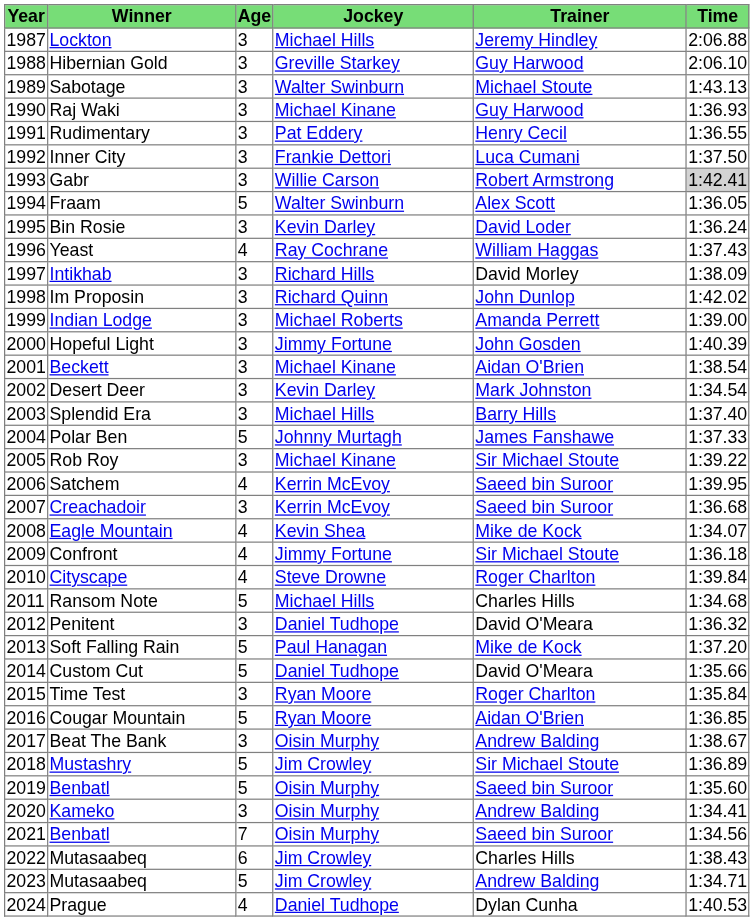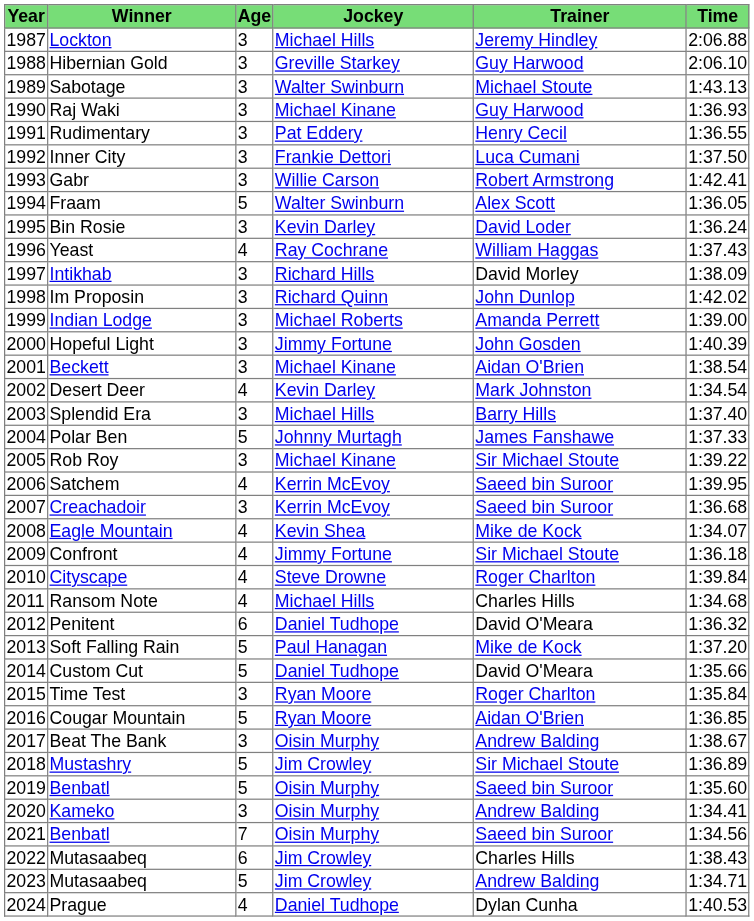(718, 180) lightgrey background -> (718, 180) no background
(243, 390) 3 -> (243, 390) 4
(243, 601) 5 -> (243, 601) 4
(243, 624) 3 -> (243, 624) 6
